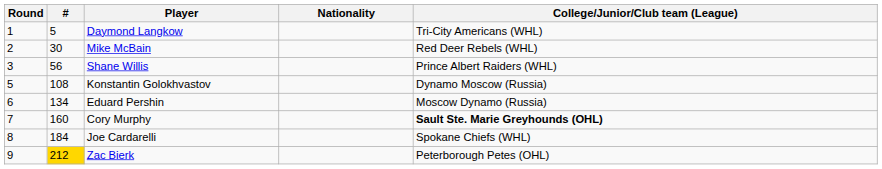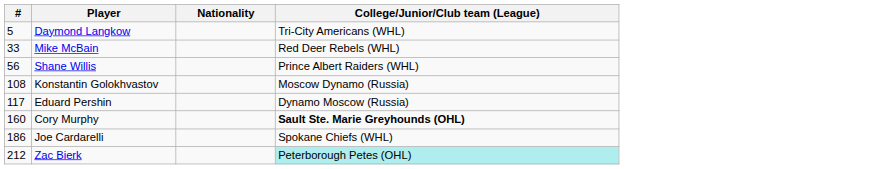- column: (26, 13)
(56, 48) 30 -> (13, 48) 33
(481, 84) Dynamo Moscow (Russia) -> (343, 84) Moscow Dynamo (Russia)
(59, 102) 134 -> (16, 102) 117
(481, 102) Moscow Dynamo (Russia) -> (343, 102) Dynamo Moscow (Russia)
(59, 137) 184 -> (16, 137) 186
(59, 155) gold background -> (16, 155) no background
(483, 155) no background -> (345, 155) paleturquoise background
